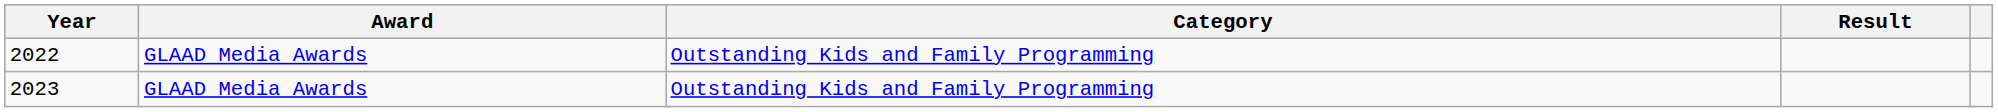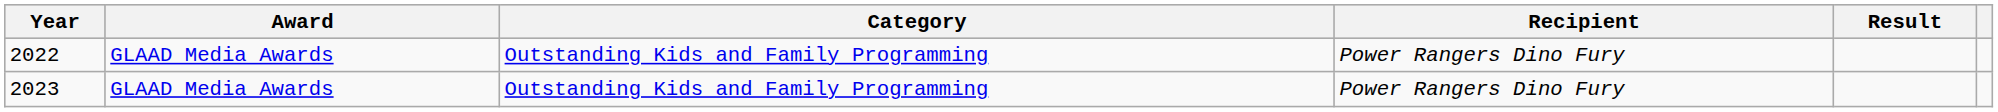+ column: (1584, 22)
